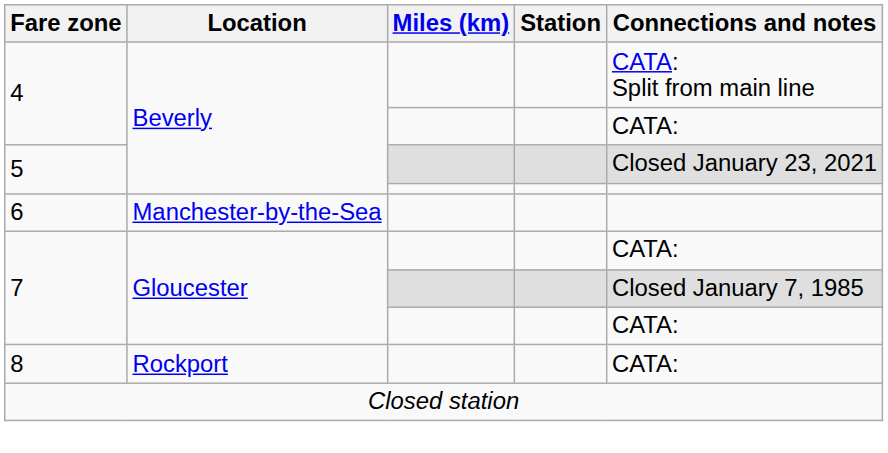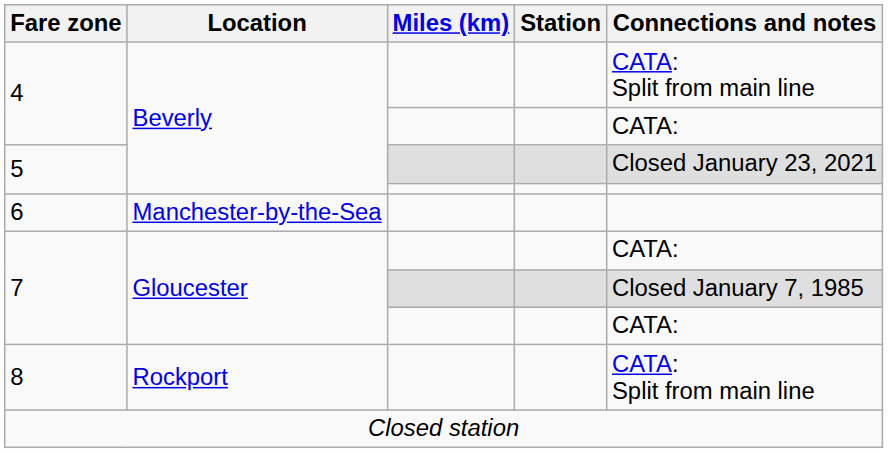(645, 363) CATA: -> (713, 377) CATA: Split from main line
